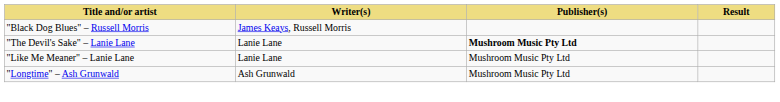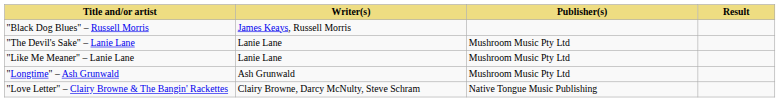(523, 43) bold -> (519, 43) normal
+ row: (117, 89)
